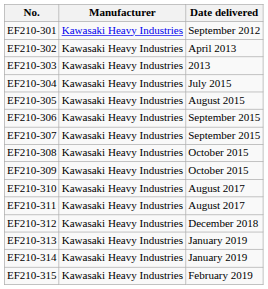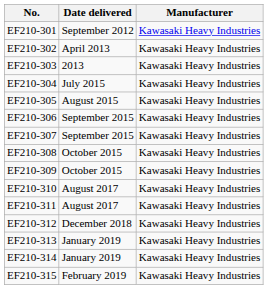columns swapped: (122, 13) <-> (224, 13)
